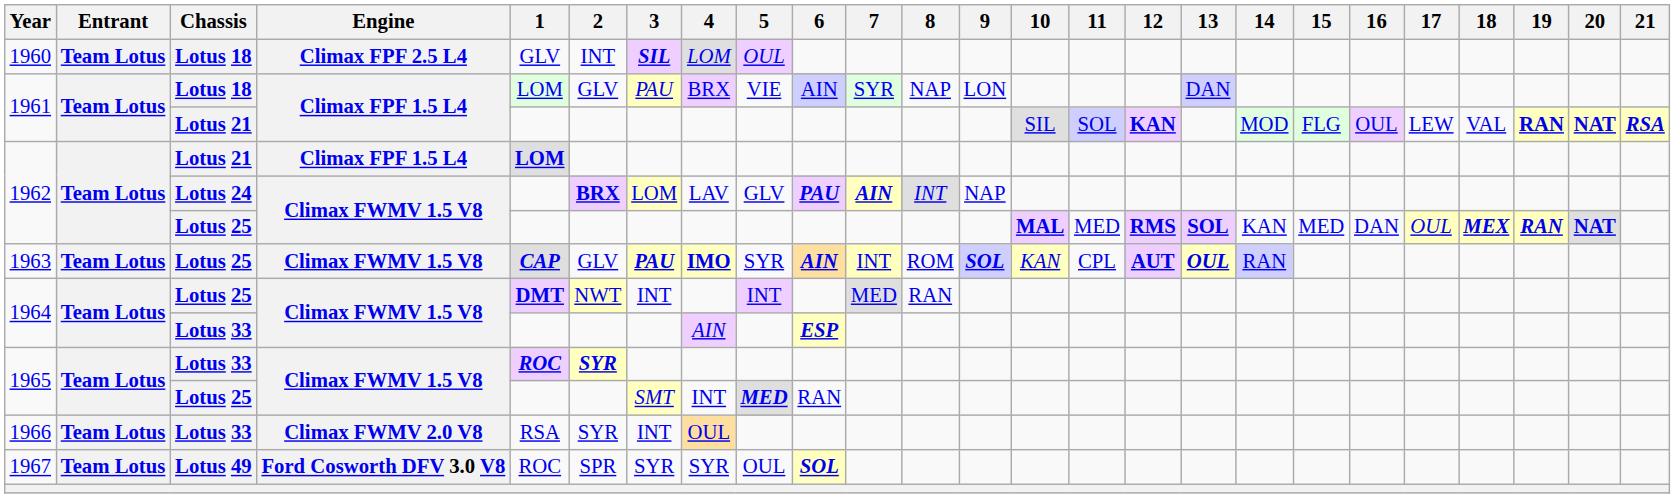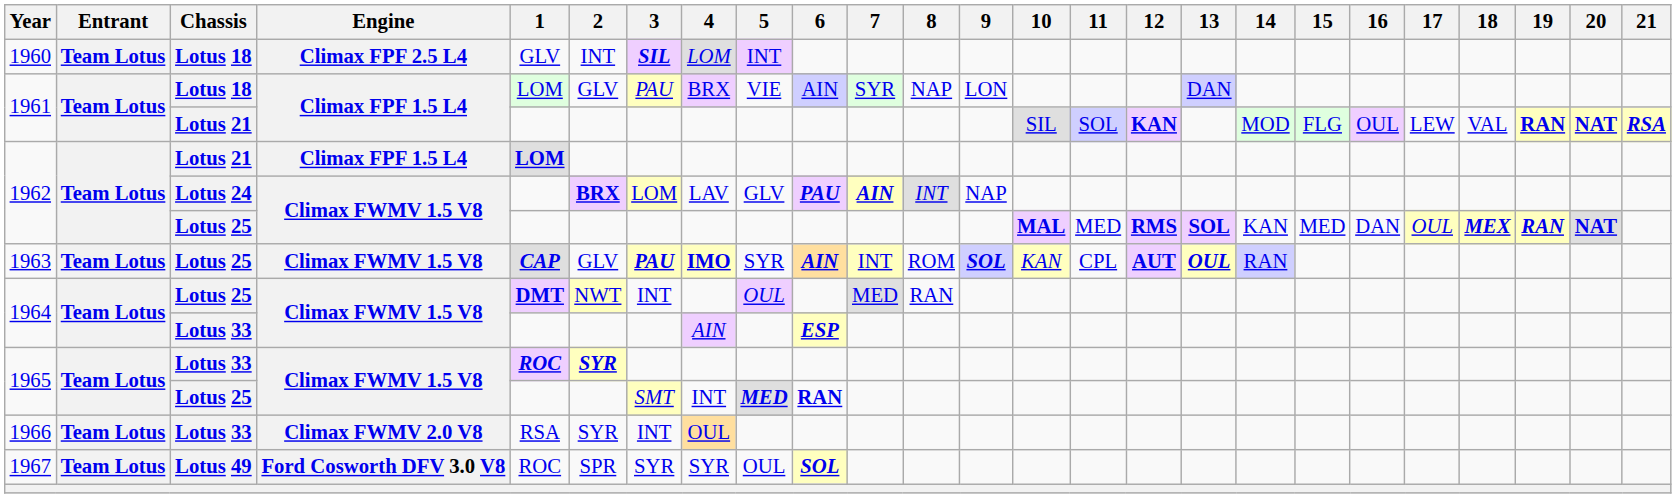(764, 56) OUL -> (764, 56) INT
(764, 295) INT -> (764, 295) OUL
(819, 398) normal -> (820, 398) bold
